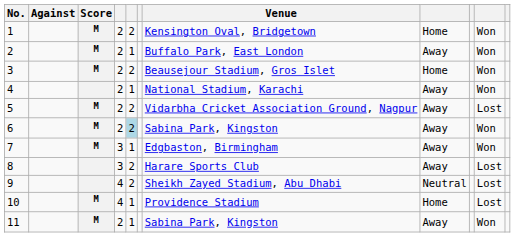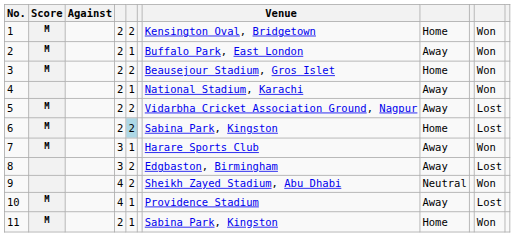columns swapped: (96, 13) <-> (53, 13)
(435, 128) Away -> (435, 128) Home
(486, 128) Won -> (489, 128) Lost
(211, 148) Edgbaston, Birmingham -> (202, 148) Harare Sports Club
(202, 166) Harare Sports Club -> (211, 166) Edgbaston, Birmingham
(489, 184) Lost -> (486, 184) Won
(435, 202) Home -> (435, 202) Away
(435, 222) Away -> (435, 222) Home
